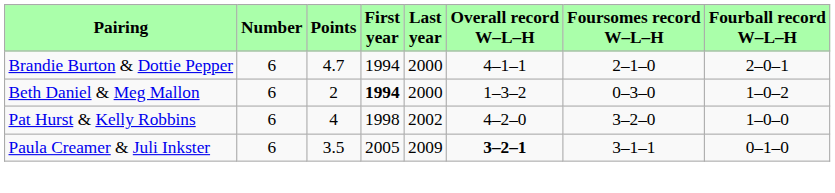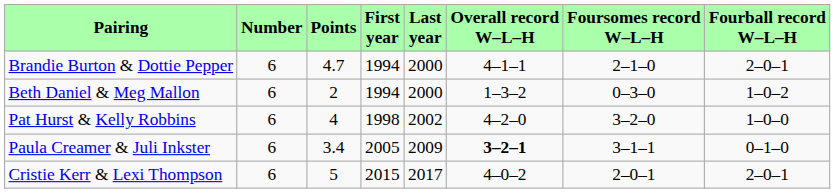(382, 92) bold -> (382, 92) normal
(334, 147) 3.5 -> (334, 147) 3.4
+ row: (115, 174)
